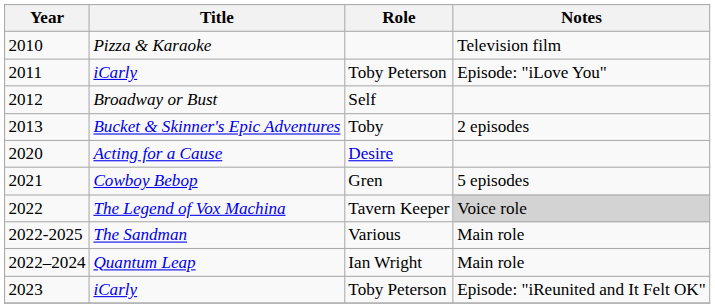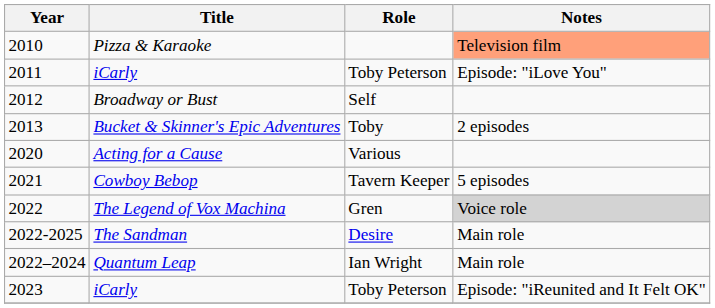(509, 45) no background -> (509, 45) lightsalmon background
(371, 153) Desire -> (375, 153) Various
(365, 180) Gren -> (399, 180) Tavern Keeper
(399, 208) Tavern Keeper -> (365, 208) Gren
(375, 235) Various -> (371, 235) Desire
